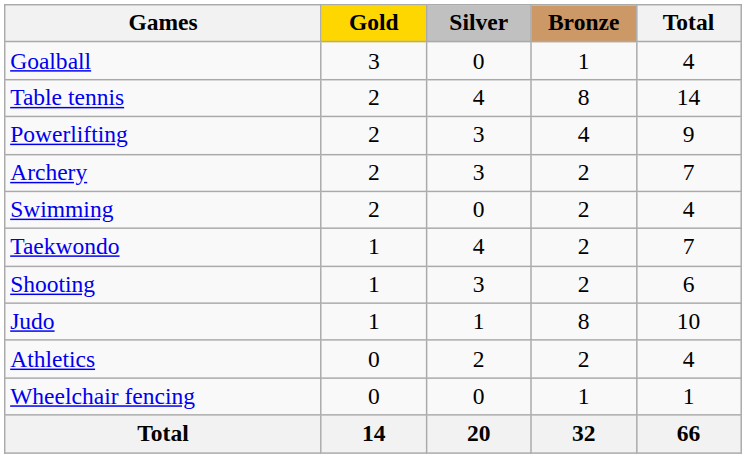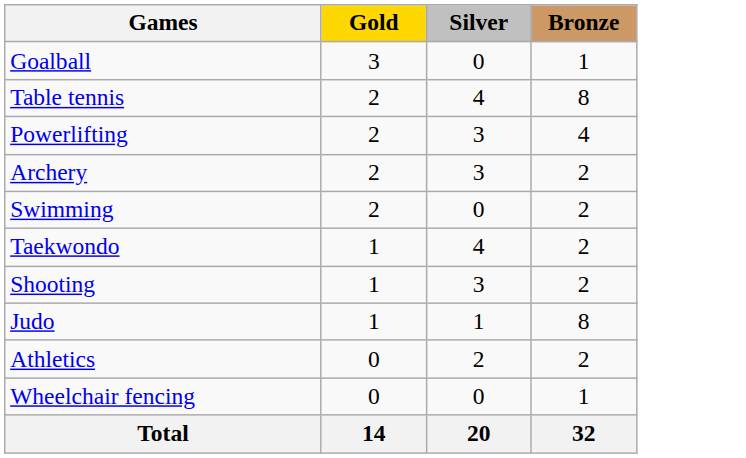- column: (689, 23)
